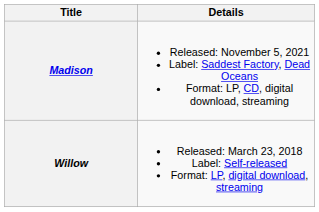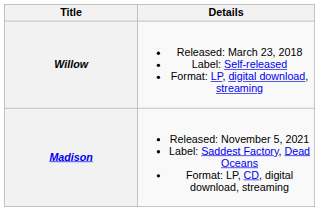rows swapped: (71, 163) <-> (71, 70)
